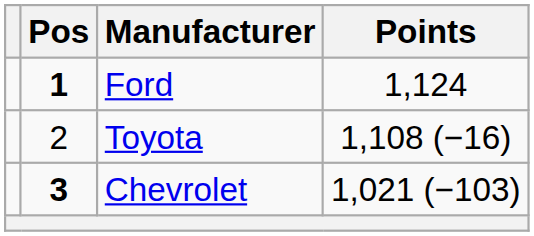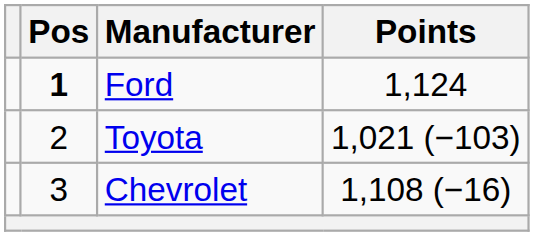(426, 137) 1,108 (−16) -> (426, 137) 1,021 (−103)
(59, 190) bold -> (59, 190) normal
(426, 190) 1,021 (−103) -> (426, 190) 1,108 (−16)
